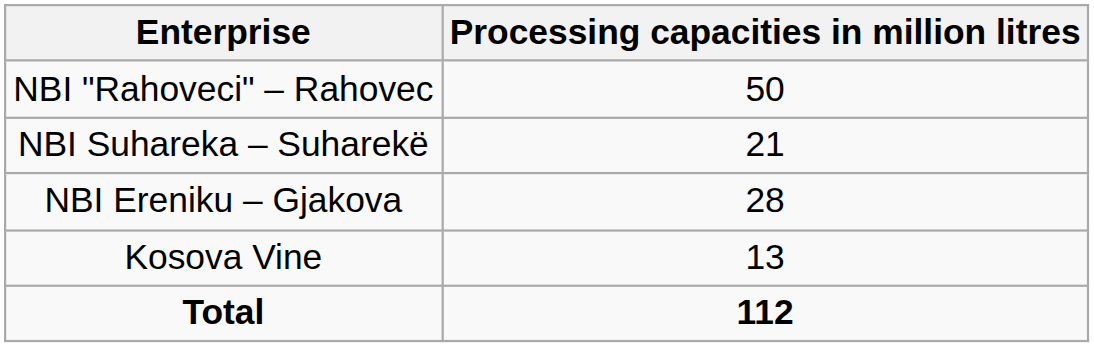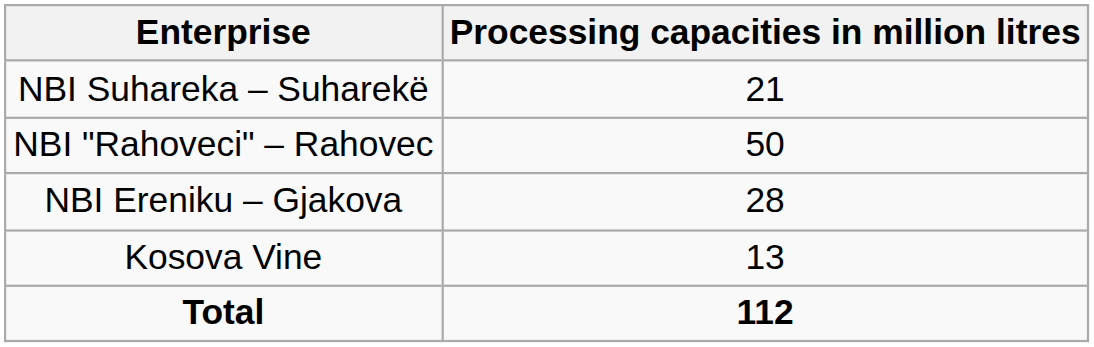rows swapped: (223, 88) <-> (223, 144)
